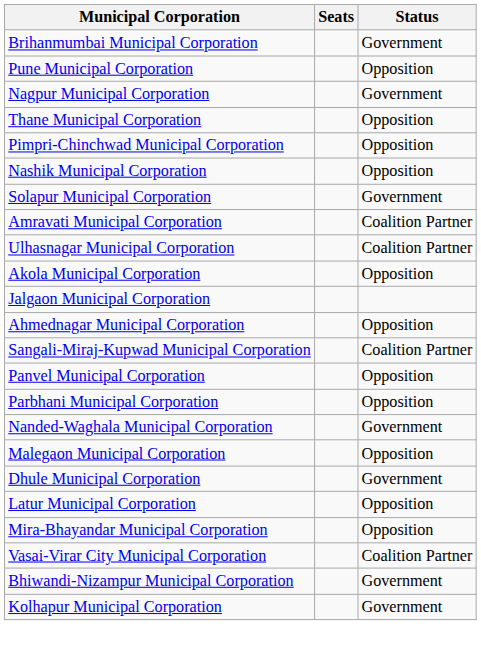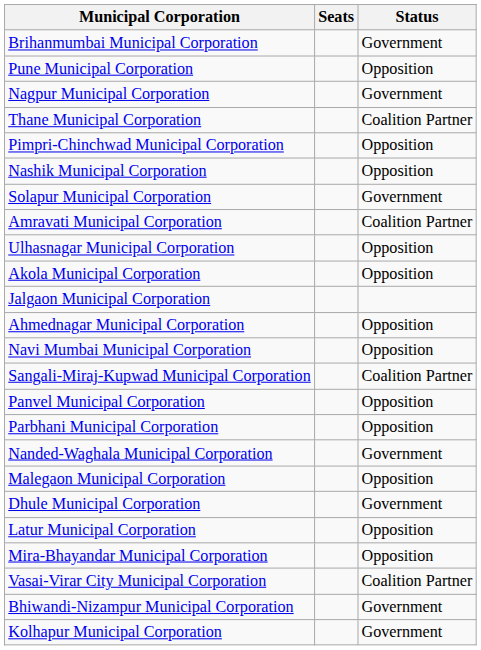(397, 119) Opposition -> (417, 119) Coalition Partner
(417, 247) Coalition Partner -> (397, 247) Opposition
+ row: (130, 350)
